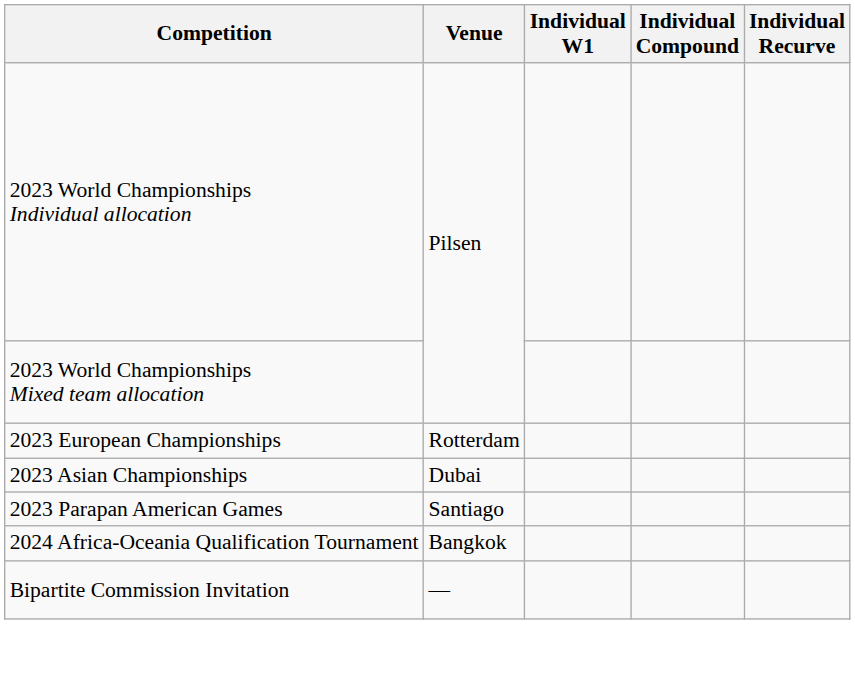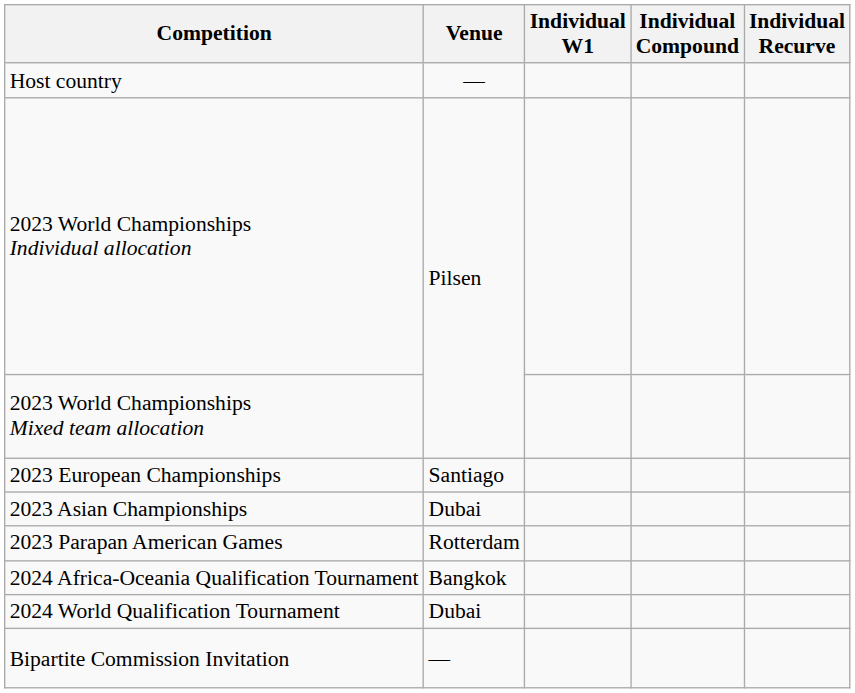+ row: (66, 80)
(474, 440) Rotterdam -> (466, 474) Santiago
(466, 508) Santiago -> (474, 543) Rotterdam
+ row: (175, 611)
